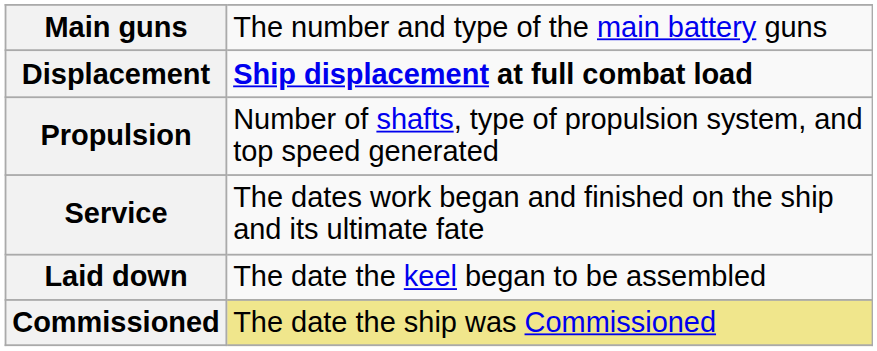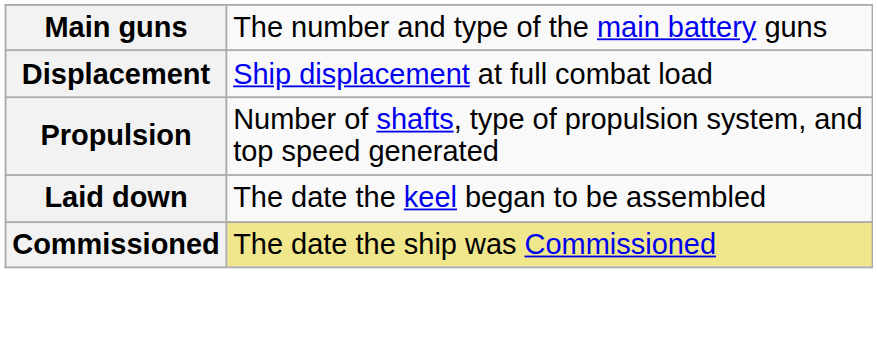(493, 73) bold -> (473, 73) normal
- row: (116, 214)
